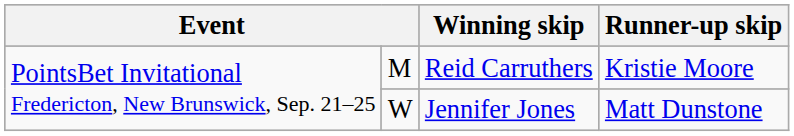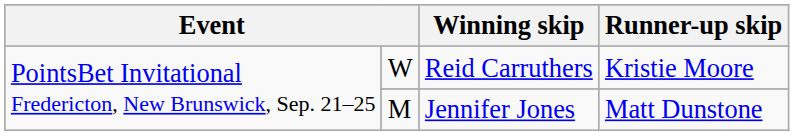(399, 67) M -> (400, 67) W
(400, 109) W -> (399, 109) M
